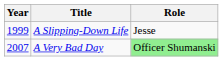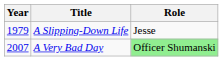(18, 30) 1999 -> (18, 30) 1979
